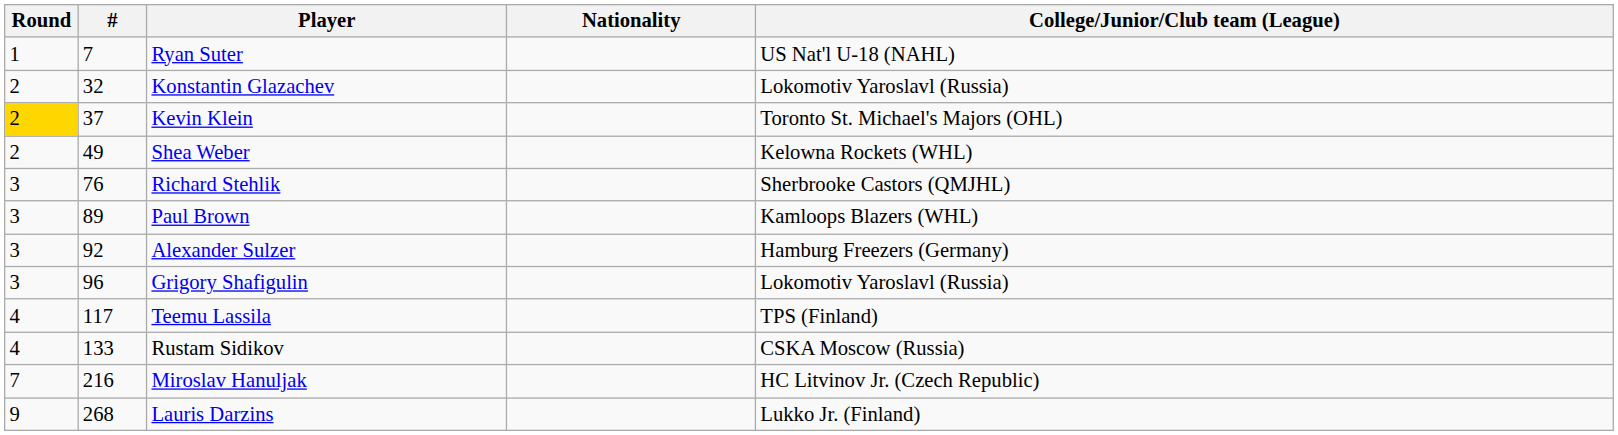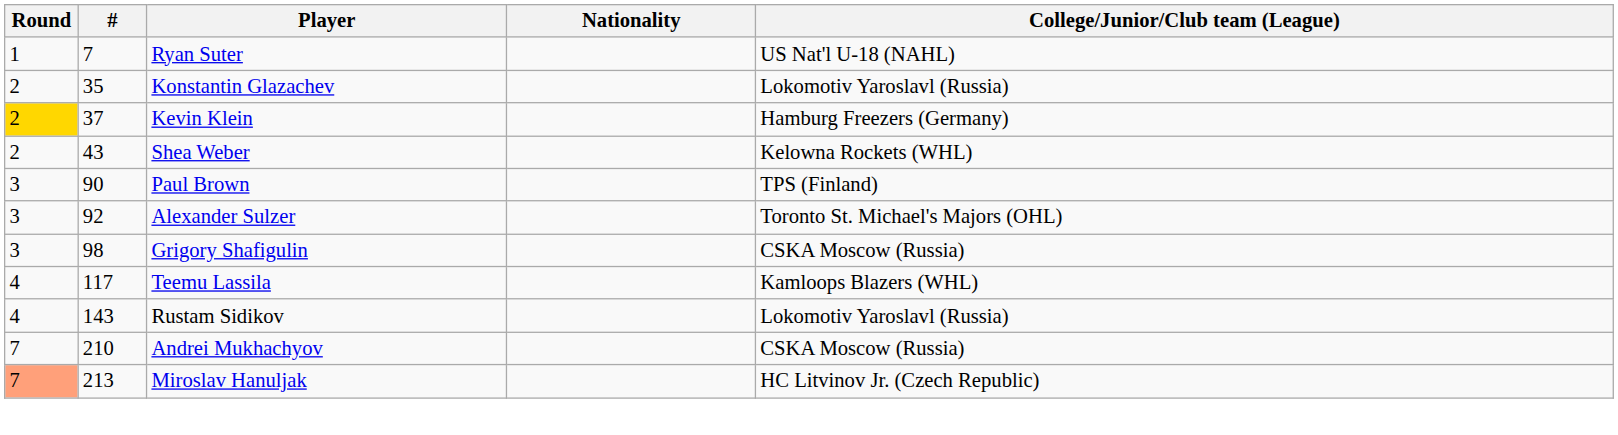(93, 86) 32 -> (93, 86) 35
(911, 119) Toronto St. Michael's Majors (OHL) -> (884, 119) Hamburg Freezers (Germany)
(93, 151) 49 -> (93, 151) 43
- row: (216, 184)
(93, 217) 89 -> (93, 184) 90
(869, 217) Kamloops Blazers (WHL) -> (819, 184) TPS (Finland)
(884, 250) Hamburg Freezers (Germany) -> (911, 217) Toronto St. Michael's Majors (OHL)
(93, 282) 96 -> (93, 250) 98
(884, 282) Lokomotiv Yaroslavl (Russia) -> (862, 250) CSKA Moscow (Russia)
(819, 315) TPS (Finland) -> (869, 282) Kamloops Blazers (WHL)
(98, 348) 133 -> (98, 315) 143
(862, 348) CSKA Moscow (Russia) -> (884, 315) Lokomotiv Yaroslavl (Russia)
+ row: (237, 348)
(15, 380) no background -> (15, 380) lightsalmon background
(98, 380) 216 -> (98, 380) 213
- row: (212, 413)
